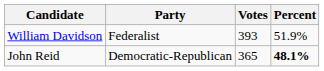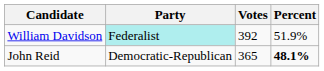(134, 35) no background -> (134, 35) paleturquoise background
(248, 35) 393 -> (248, 35) 392
